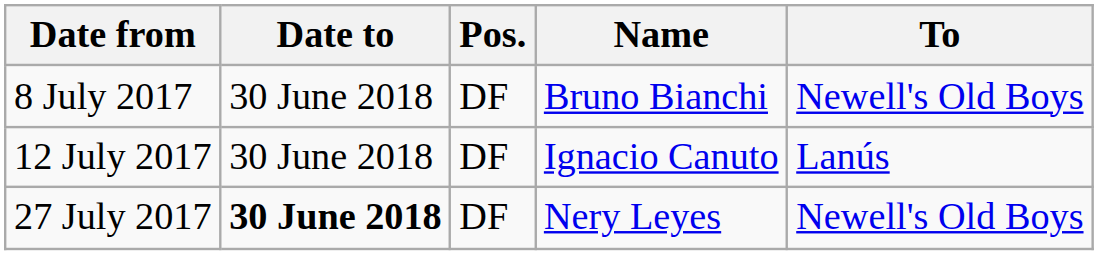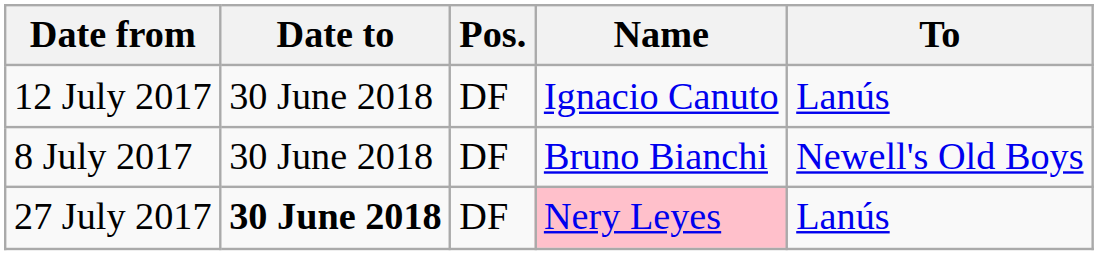rows swapped: (103, 95) <-> (113, 156)
(633, 216) no background -> (633, 216) pink background
(940, 216) Newell's Old Boys -> (843, 216) Lanús
